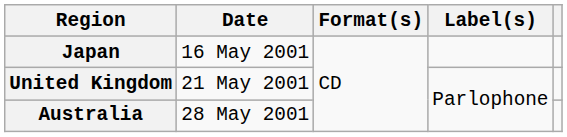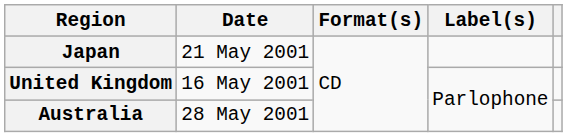(245, 52) 16 May 2001 -> (245, 52) 21 May 2001
(245, 84) 21 May 2001 -> (245, 84) 16 May 2001
